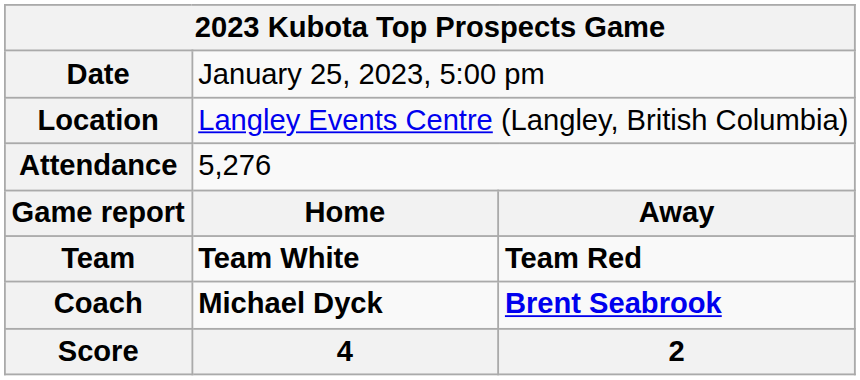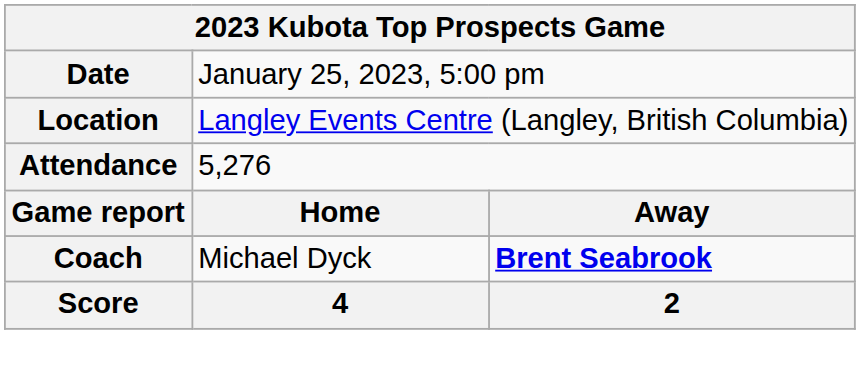- row: (98, 258)
(290, 304) bold -> (285, 258) normal
